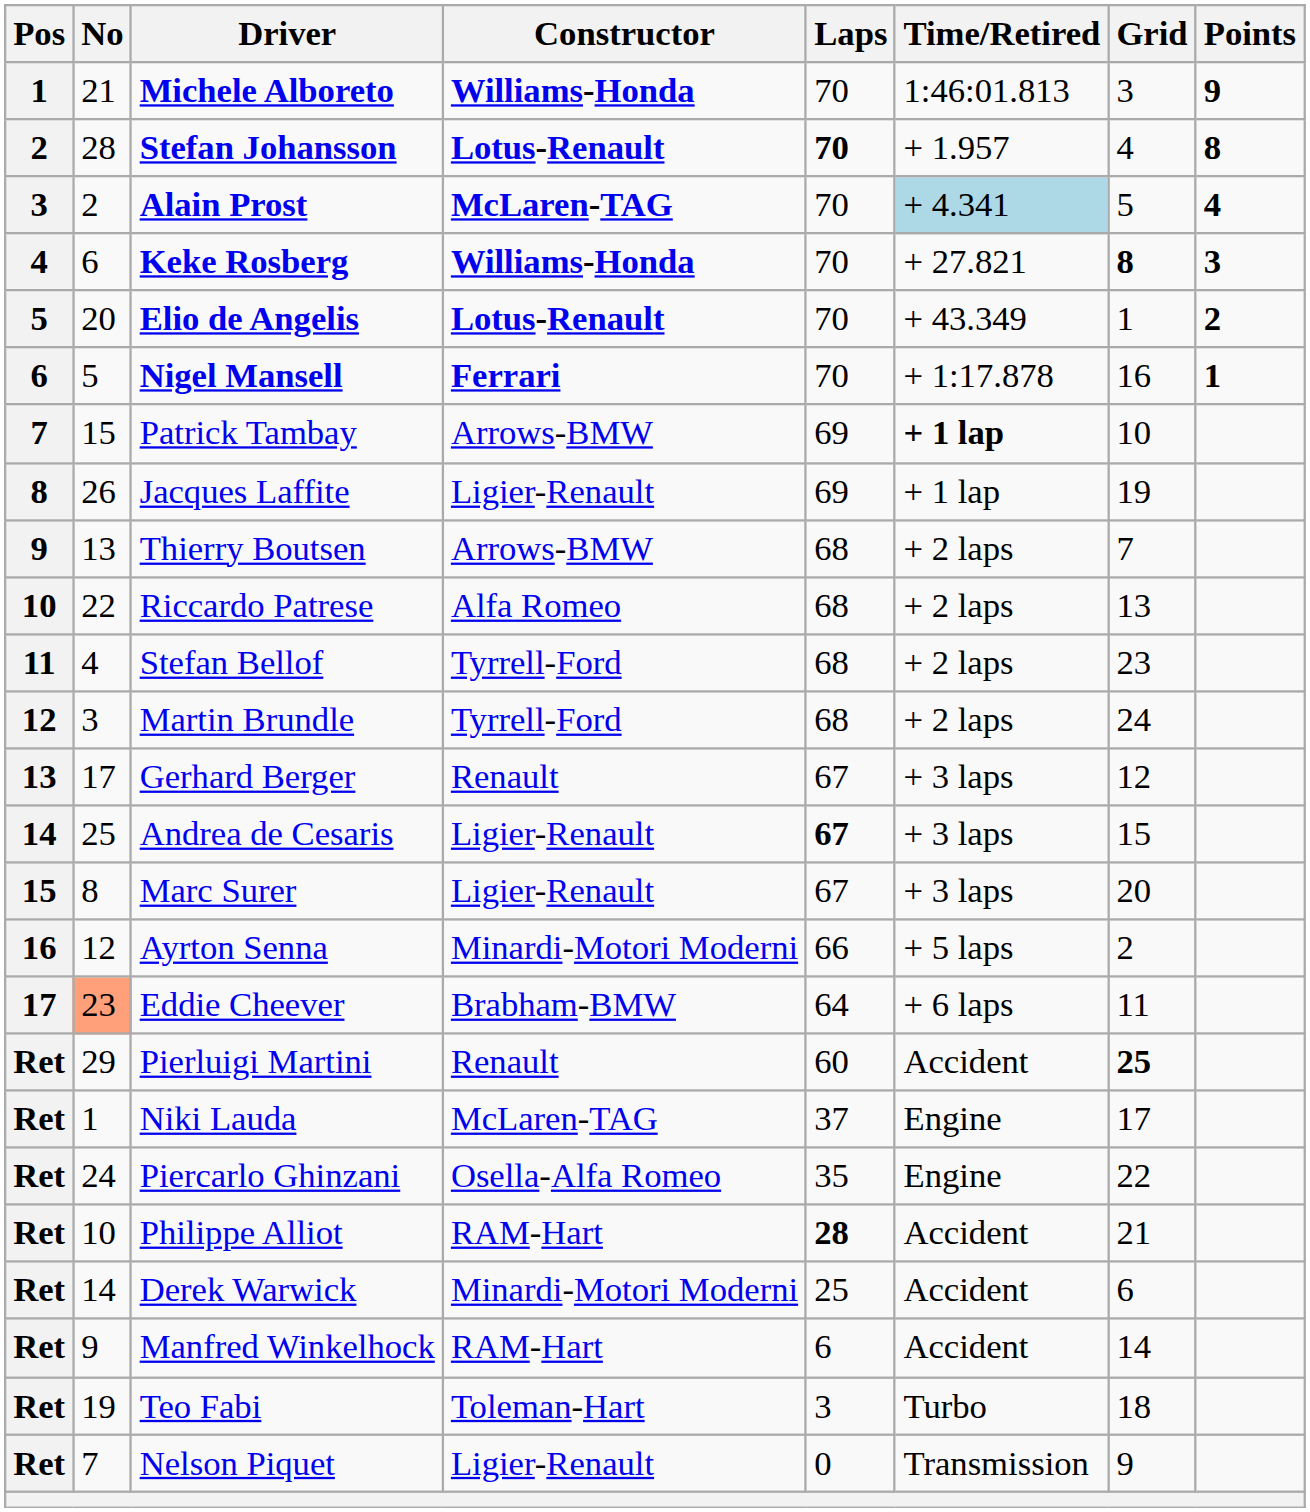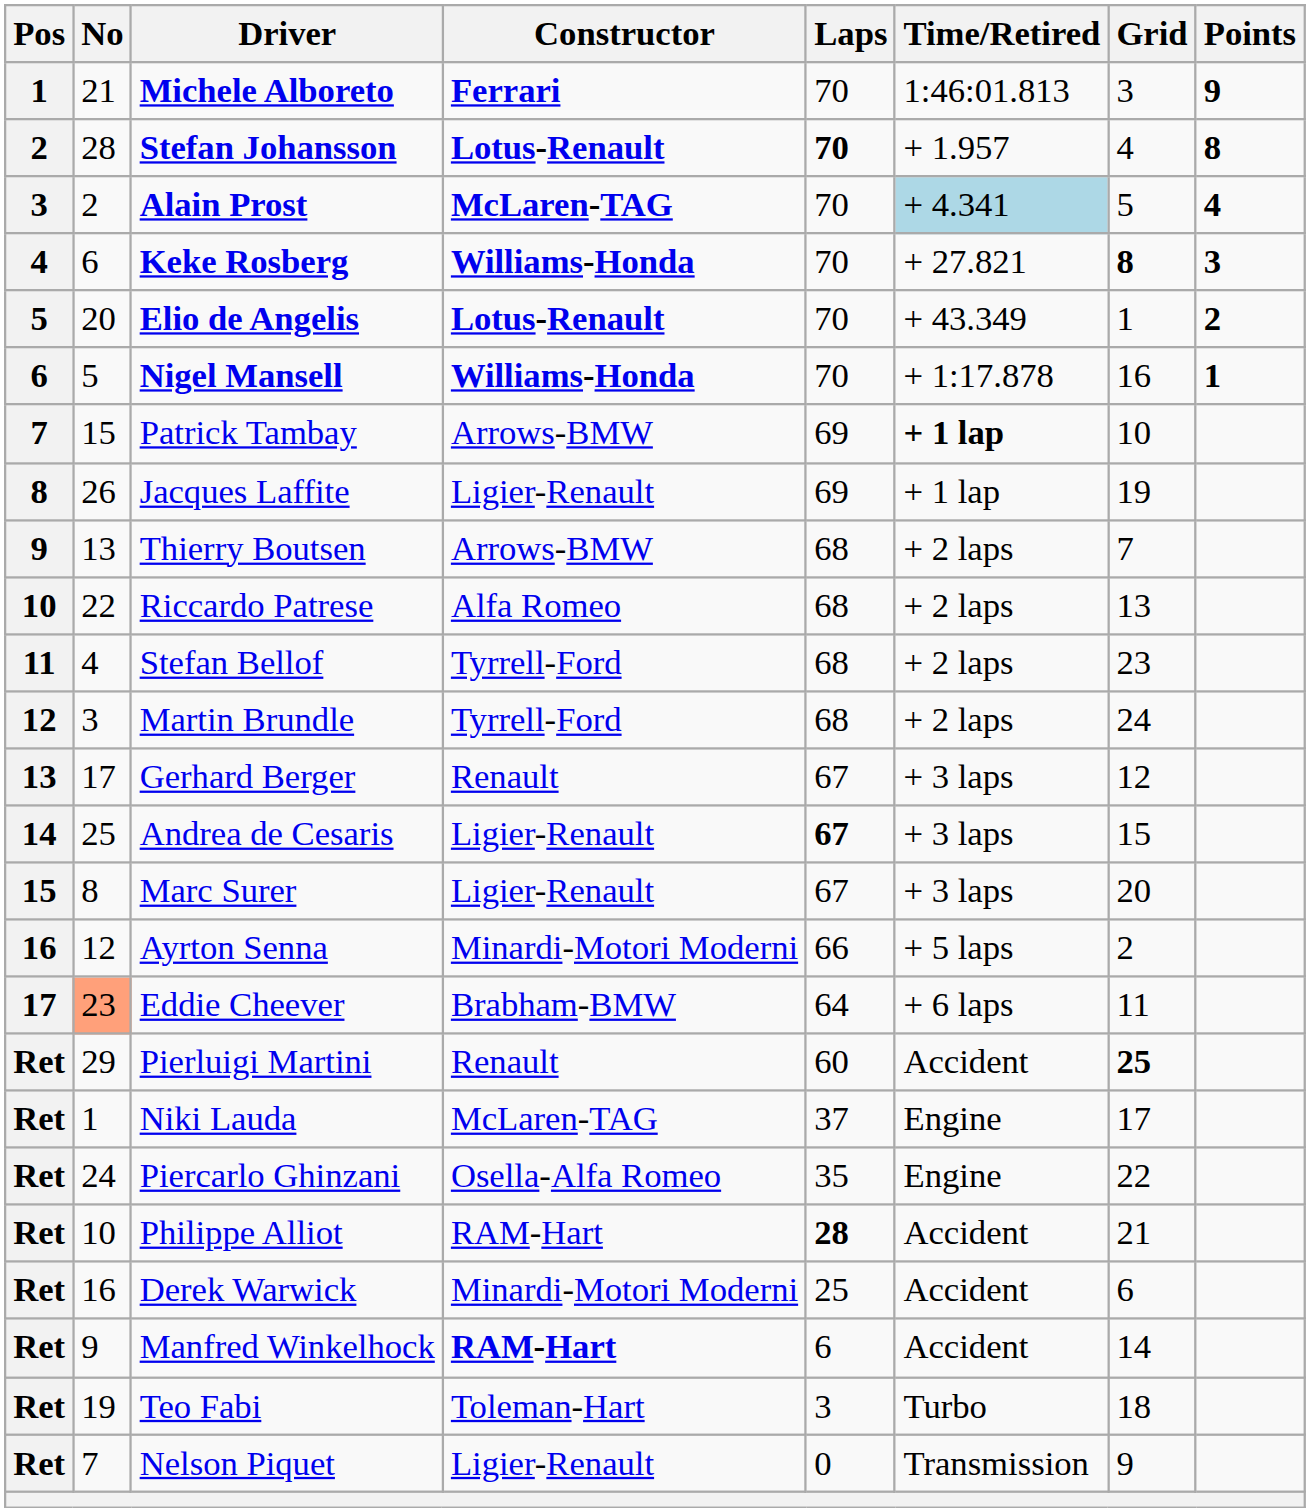(573, 90) Williams-Honda -> (506, 90) Ferrari
(506, 376) Ferrari -> (573, 376) Williams-Honda
(99, 1290) 14 -> (99, 1290) 16
(527, 1347) normal -> (534, 1347) bold
